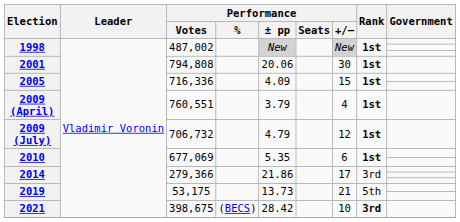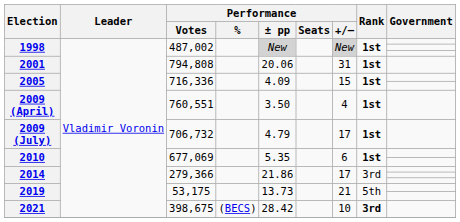(344, 64) 30 -> (344, 64) 31
(277, 105) 3.79 -> (277, 105) 3.50
(344, 134) 12 -> (344, 134) 17
